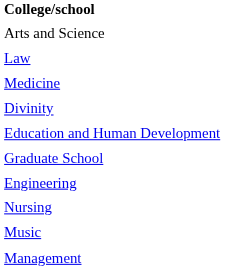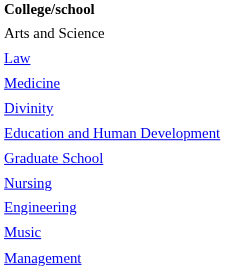rows swapped: (40, 183) <-> (28, 207)
